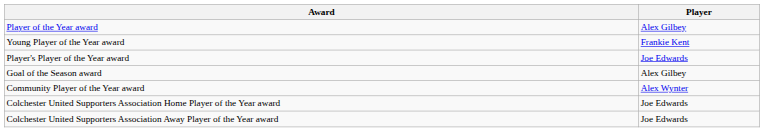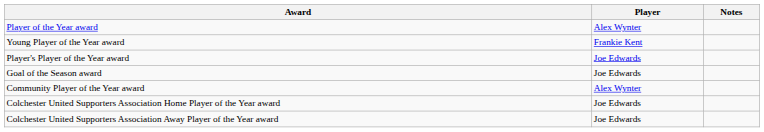+ column: (731, 12)
(663, 27) Alex Gilbey -> (617, 27) Alex Wynter
(663, 73) Alex Gilbey -> (617, 73) Joe Edwards
